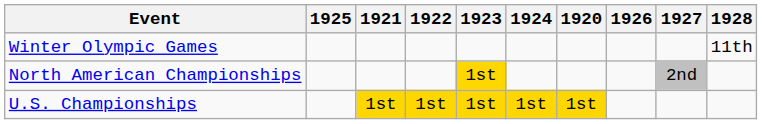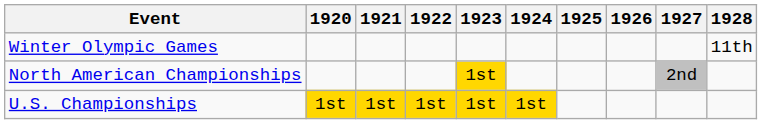columns swapped: (581, 19) <-> (331, 19)
